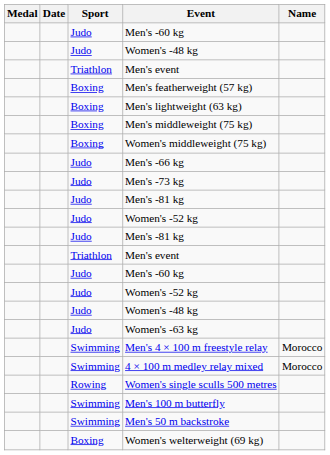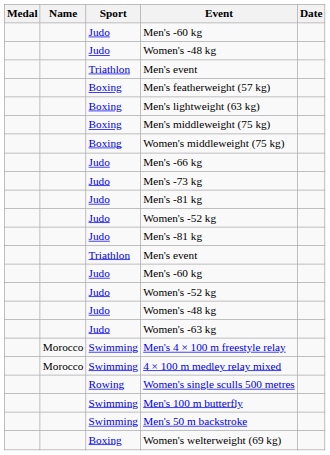columns swapped: (302, 13) <-> (54, 13)
